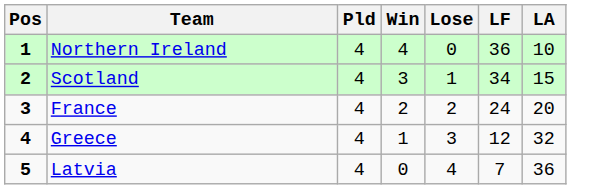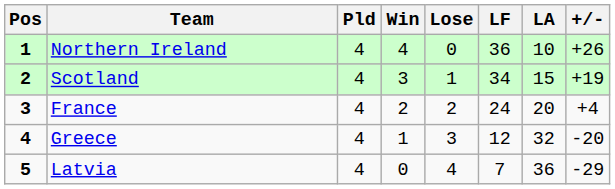+ column: (588, 20)
